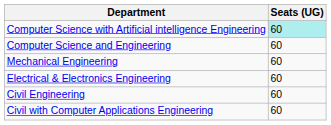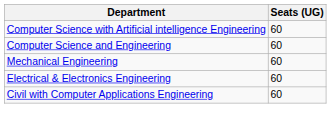(276, 29) paleturquoise background -> (276, 29) no background
- row: (46, 95)
